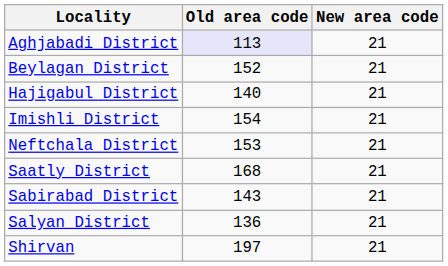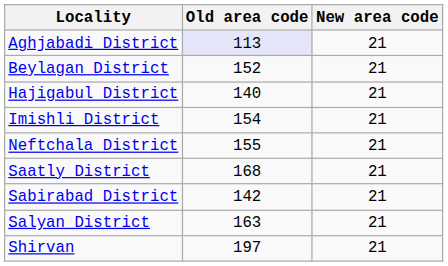(247, 146) 153 -> (247, 146) 155
(247, 197) 143 -> (247, 197) 142
(247, 223) 136 -> (247, 223) 163
